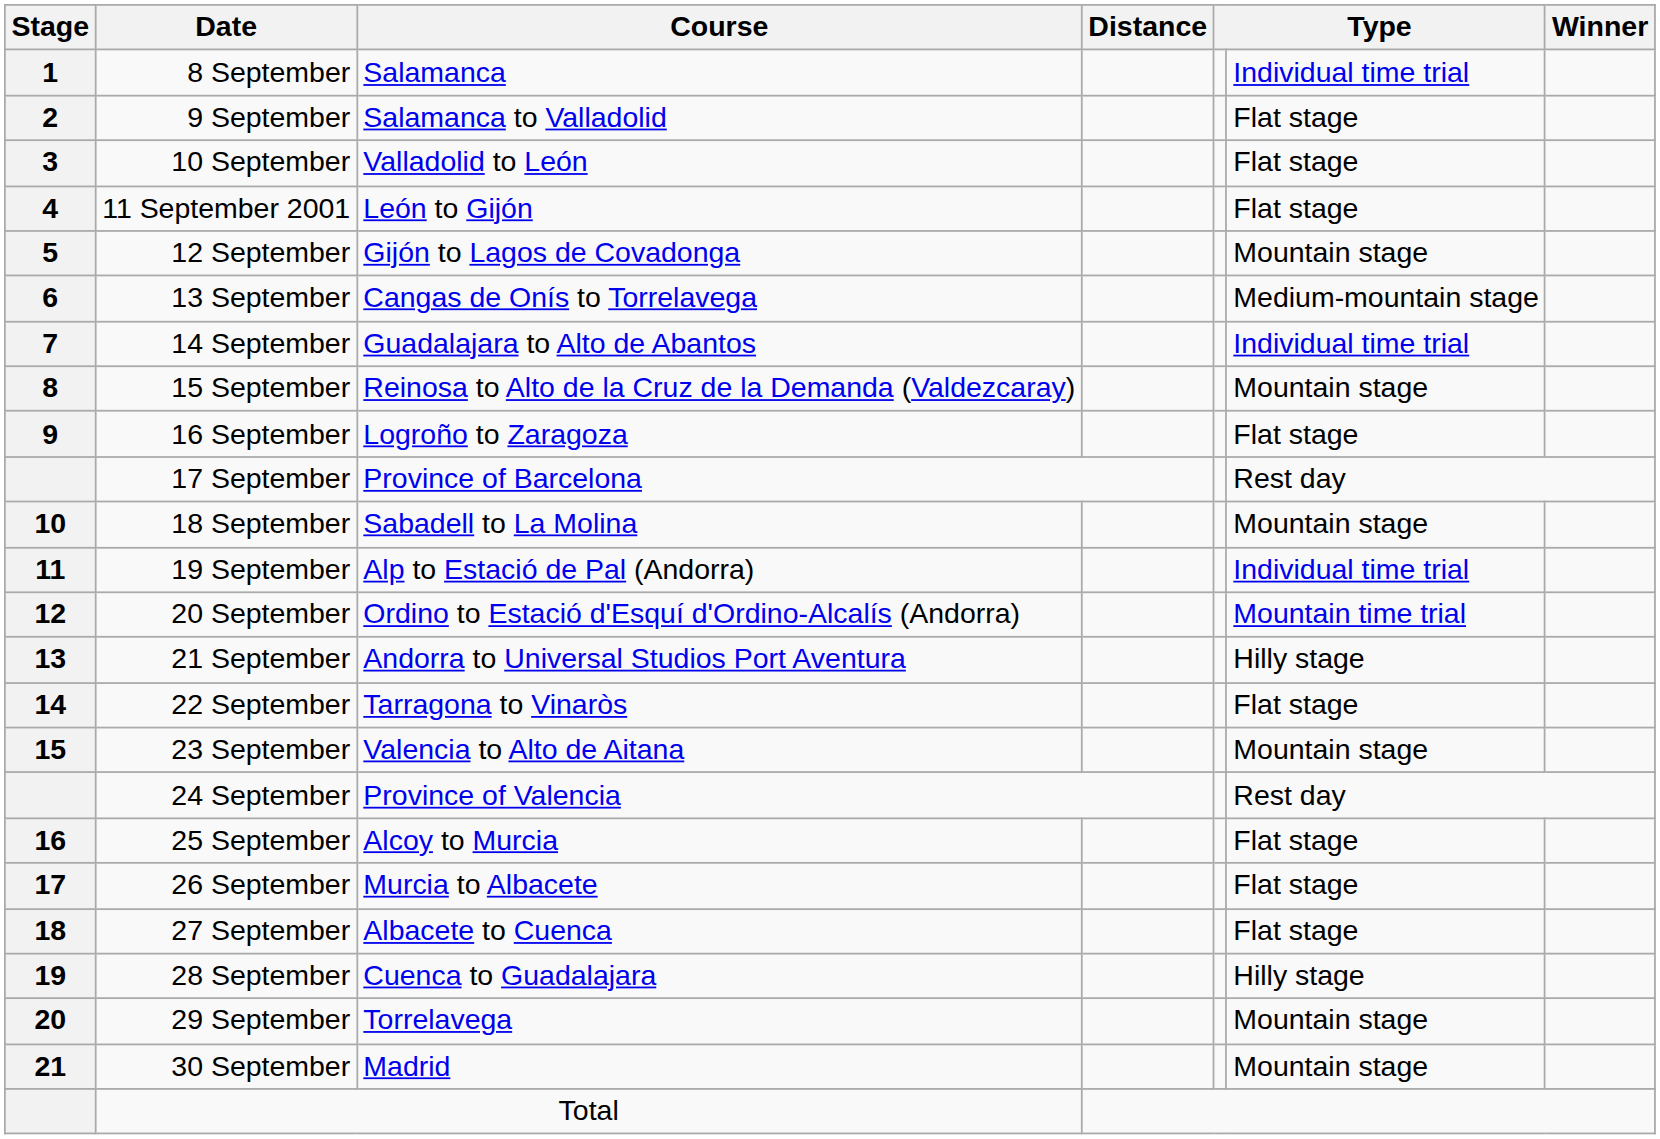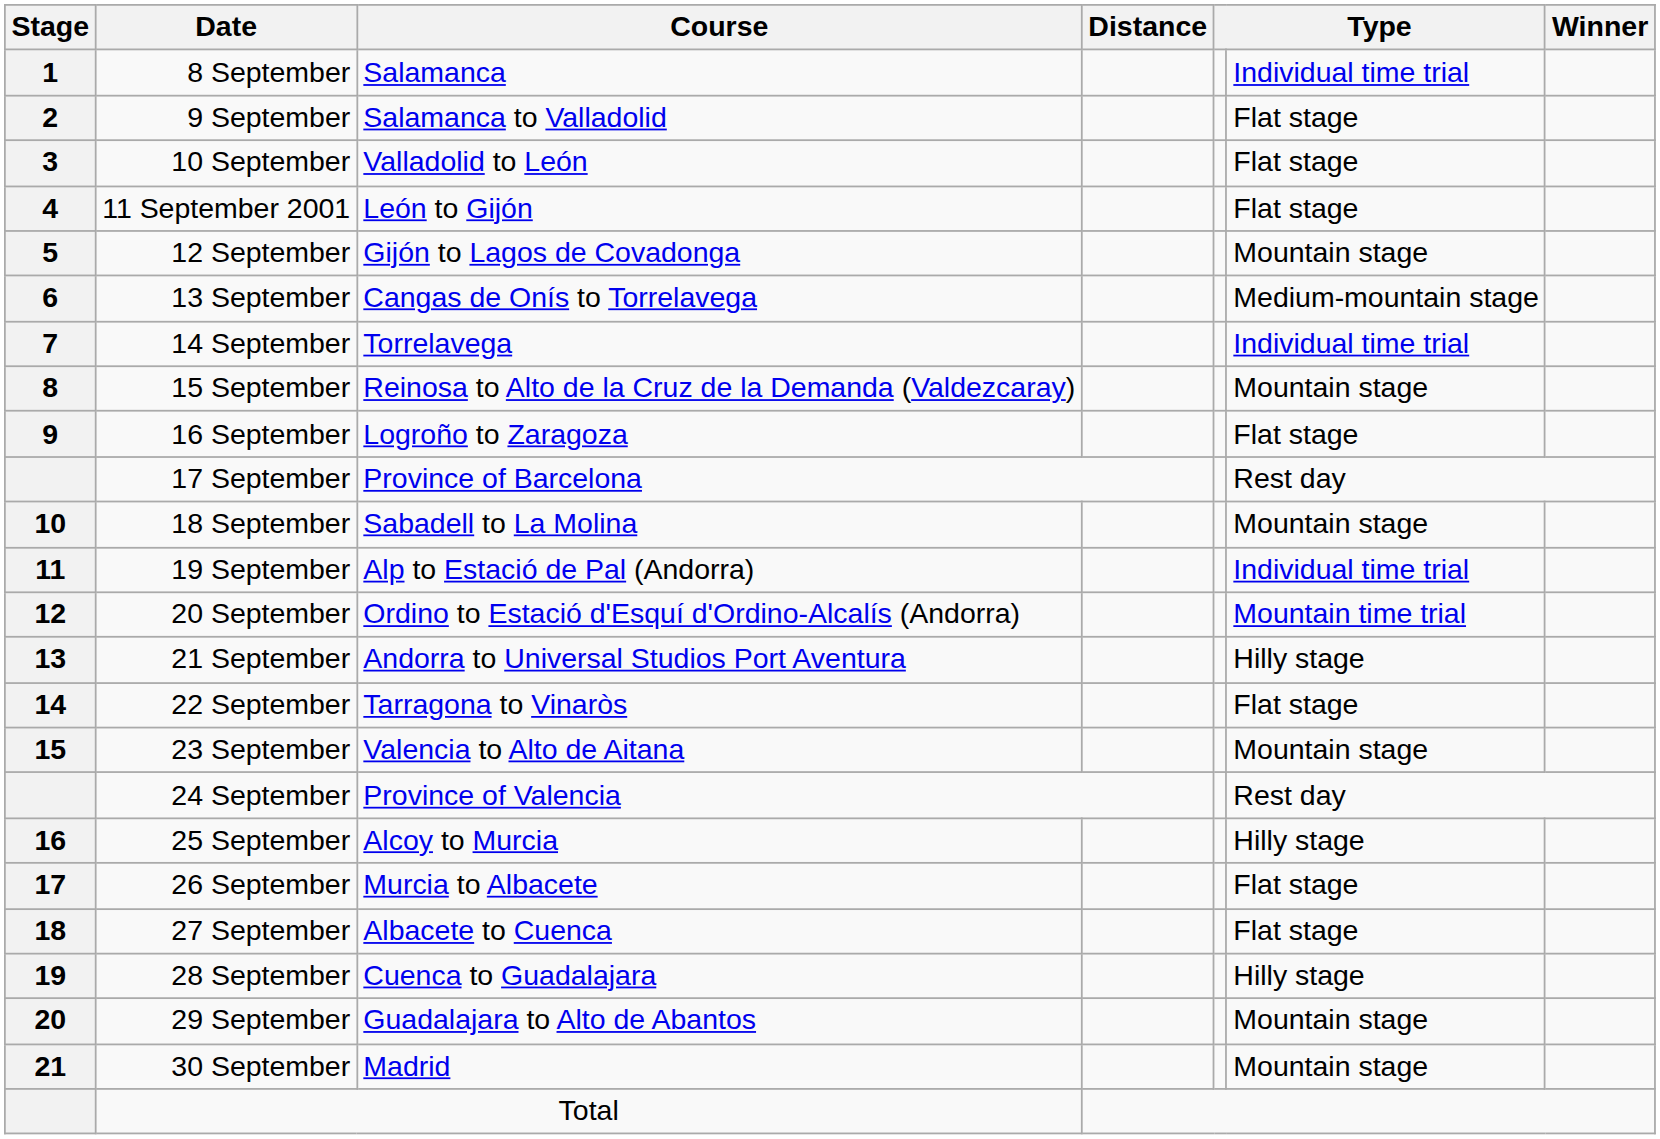(560, 343) Guadalajara to Alto de Abantos -> (438, 343) Torrelavega
(1296, 840) Flat stage -> (1299, 840) Hilly stage
(438, 1020) Torrelavega -> (560, 1020) Guadalajara to Alto de Abantos
